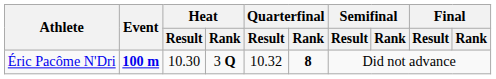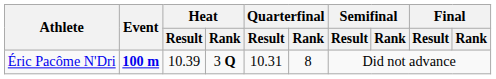(184, 62) 10.30 -> (184, 62) 10.39
(266, 62) 10.32 -> (266, 62) 10.31
(308, 62) bold -> (308, 62) normal
